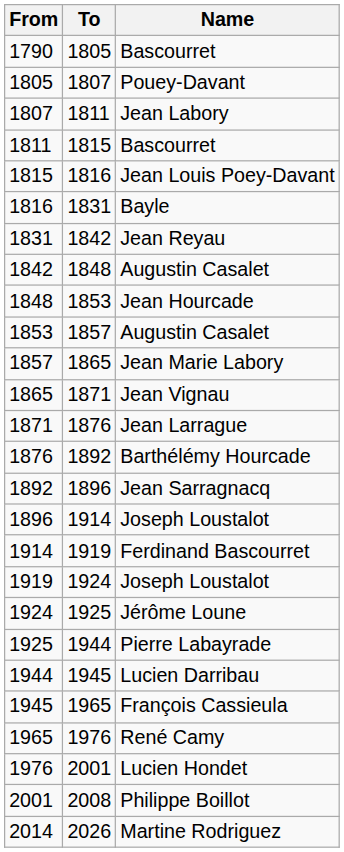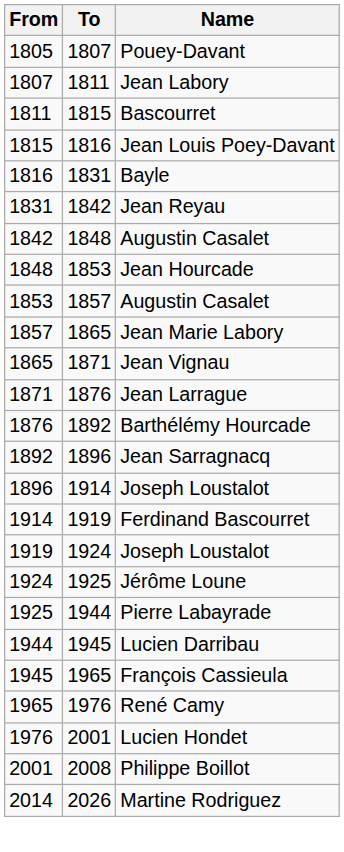- row: (31, 51)
